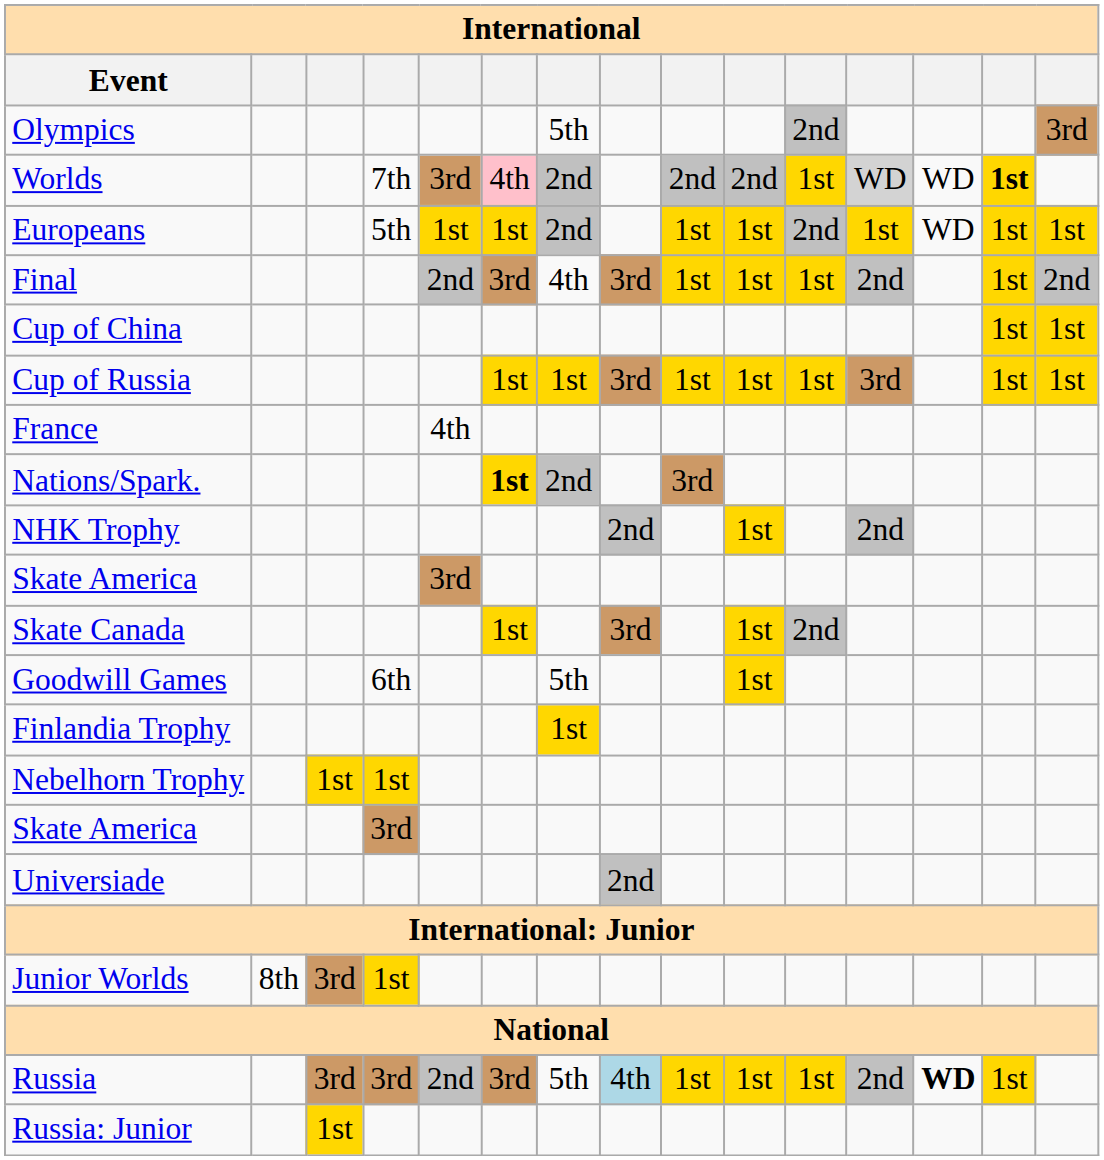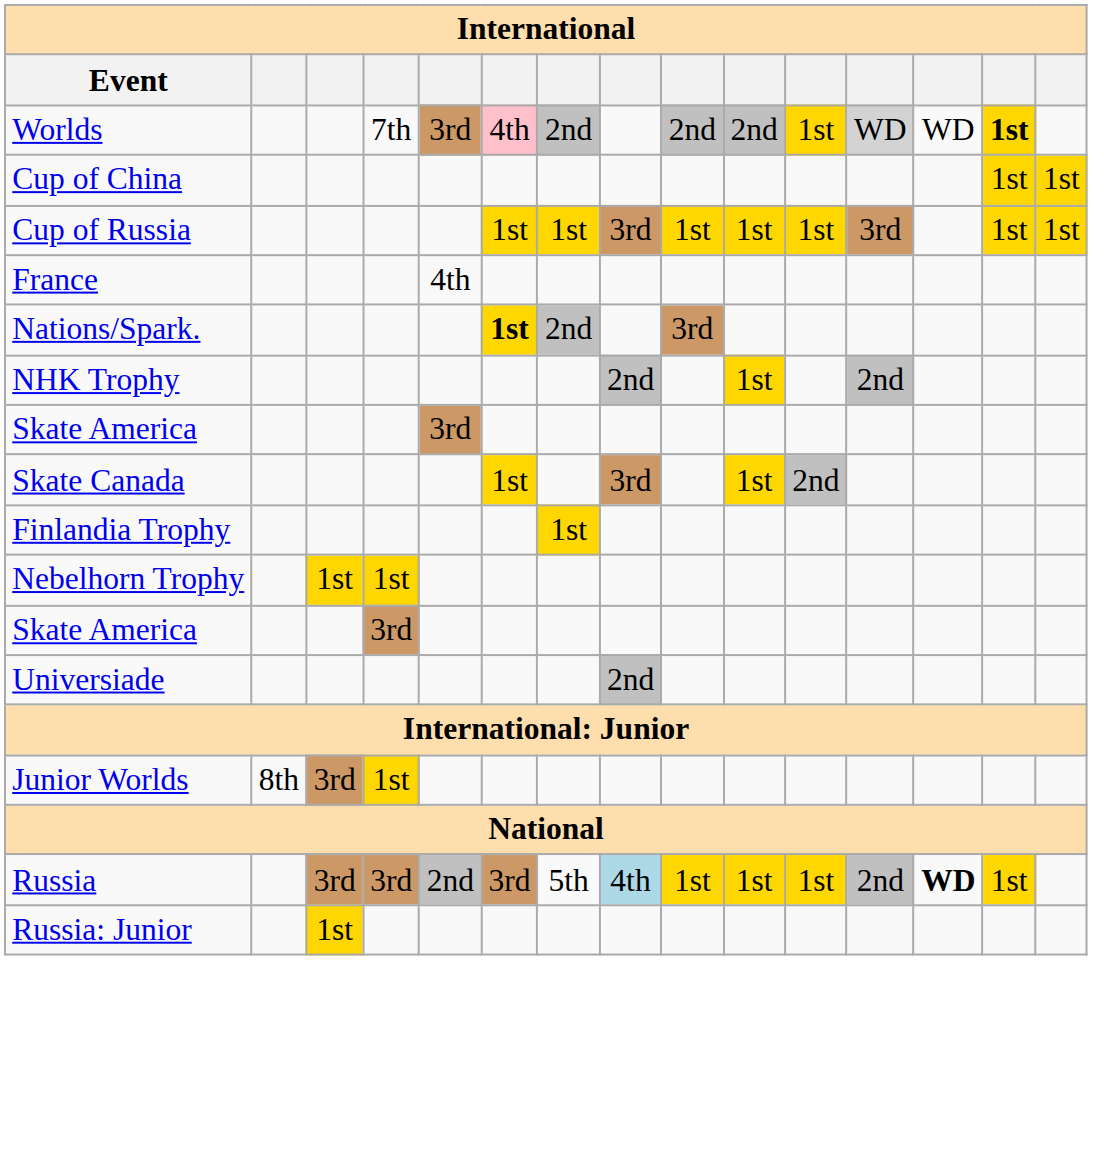- row: (74, 129)
- row: (79, 229)
- row: (45, 279)
- row: (119, 679)
